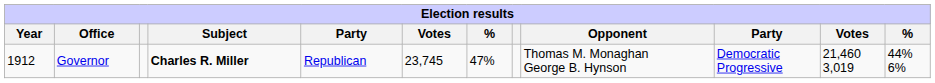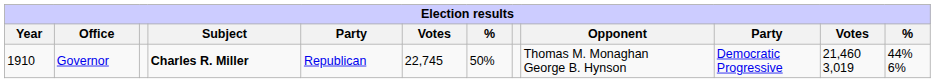(21, 61) 1912 -> (21, 61) 1910
(424, 61) 23,745 -> (424, 61) 22,745
(482, 61) 47% -> (482, 61) 50%
